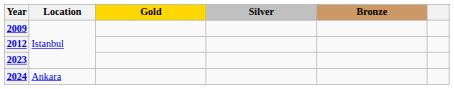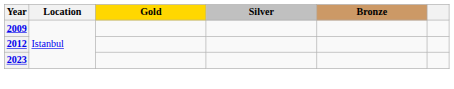- row: (17, 76)
